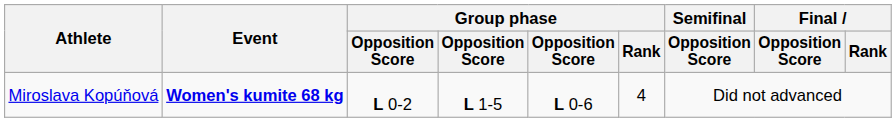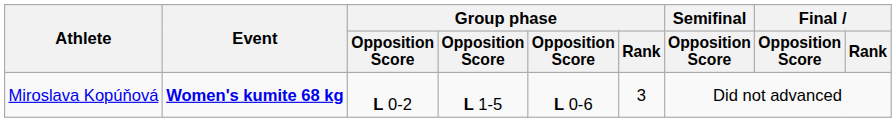(641, 95) 4 -> (641, 95) 3
